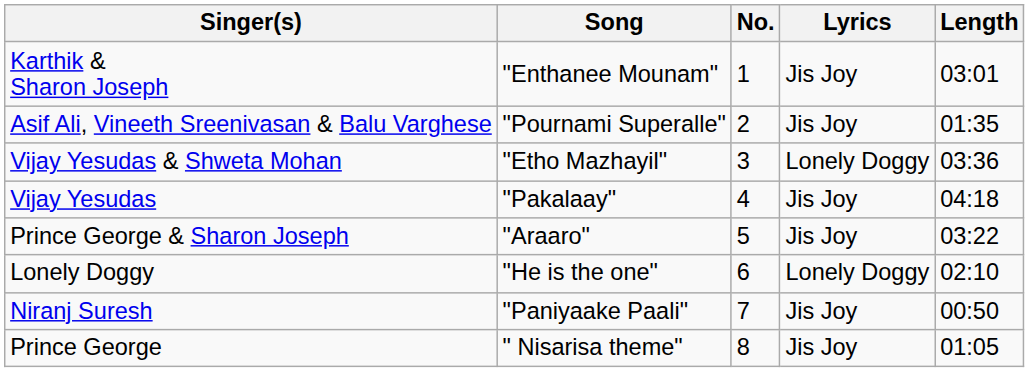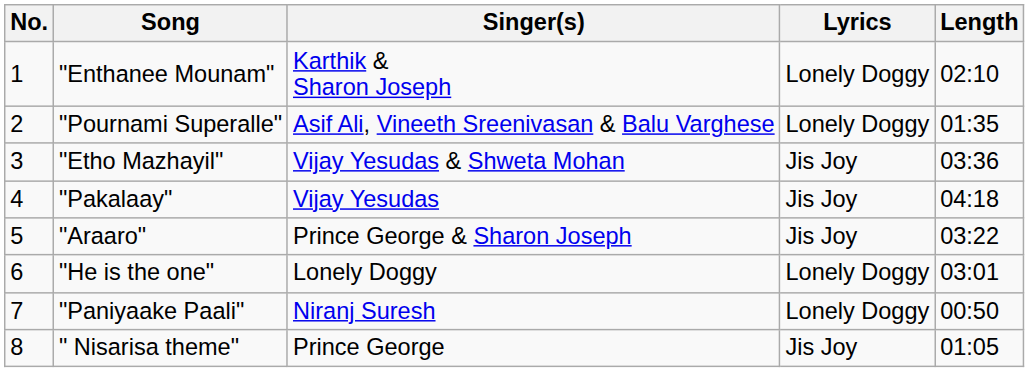columns swapped: (756, 23) <-> (251, 23)
(821, 73) Jis Joy -> (857, 73) Lonely Doggy
(970, 73) 03:01 -> (970, 73) 02:10
(821, 124) Jis Joy -> (857, 124) Lonely Doggy
(857, 161) Lonely Doggy -> (821, 161) Jis Joy
(970, 273) 02:10 -> (970, 273) 03:01
(821, 310) Jis Joy -> (857, 310) Lonely Doggy
